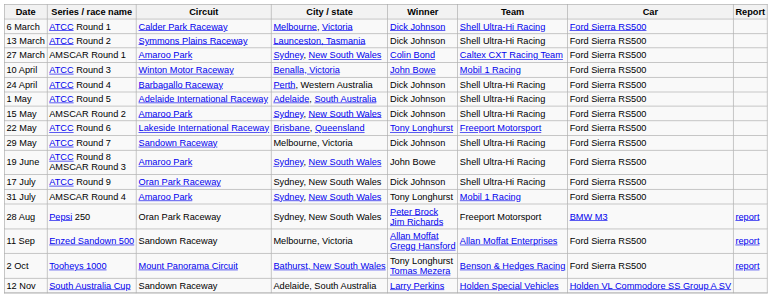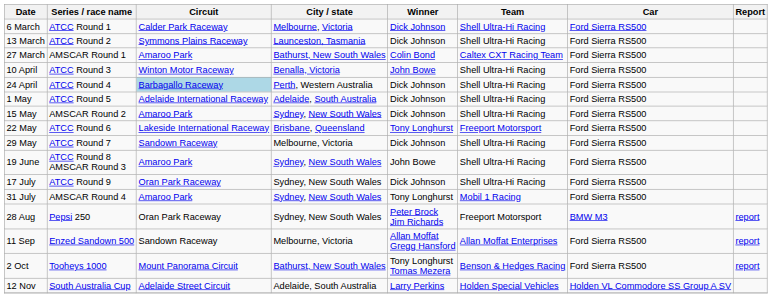(327, 56) Sydney, New South Wales -> (330, 56) Bathurst, New South Wales
(490, 70) Mobil 1 Racing -> (503, 70) Shell Ultra-Hi Racing
(181, 85) no background -> (181, 85) lightblue background
(178, 286) Sandown Raceway -> (184, 286) Adelaide Street Circuit
